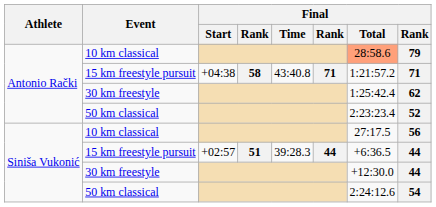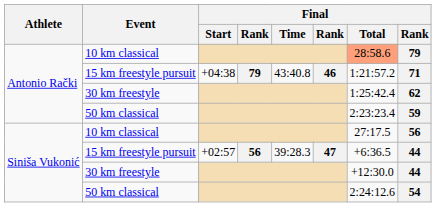(255, 73) 58 -> (255, 73) 79
(330, 73) 71 -> (330, 73) 46
(415, 113) 52 -> (415, 113) 59
(255, 152) 51 -> (255, 152) 56
(330, 152) 44 -> (330, 152) 47
